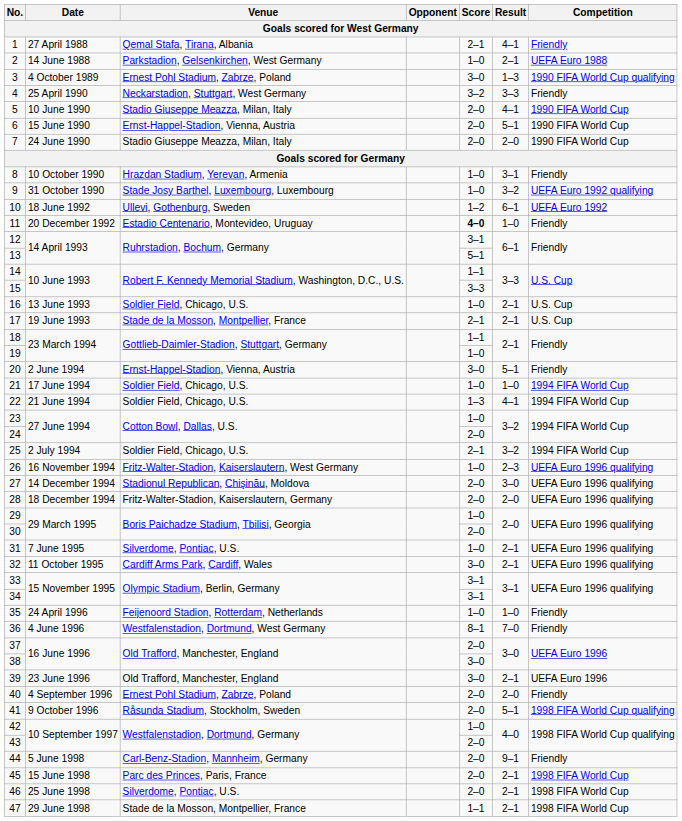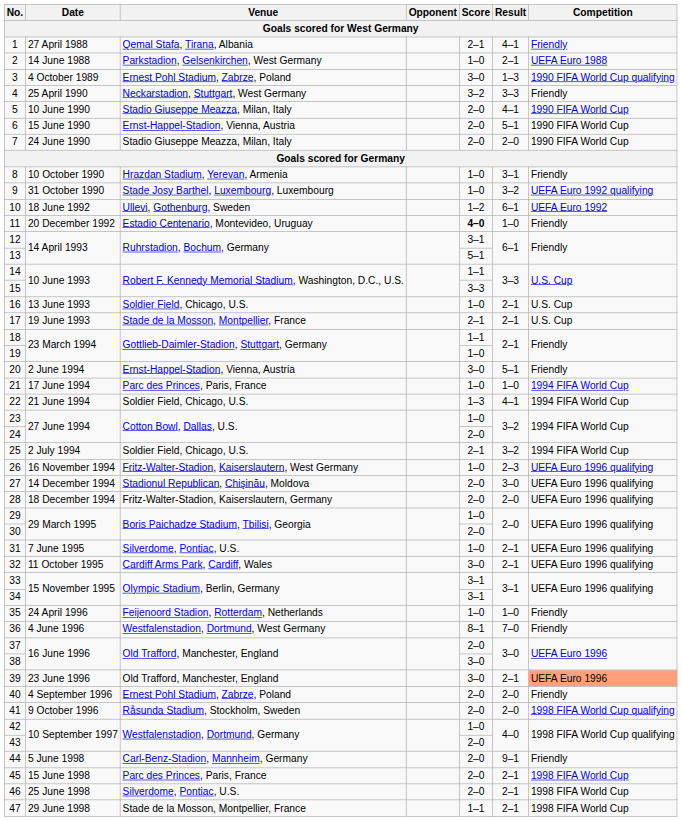(185, 386) Soldier Field, Chicago, U.S. -> (195, 386) Parc des Princes, Paris, France
(569, 678) no background -> (569, 678) lightsalmon background
(511, 710) 5–1 -> (511, 710) 2–0
